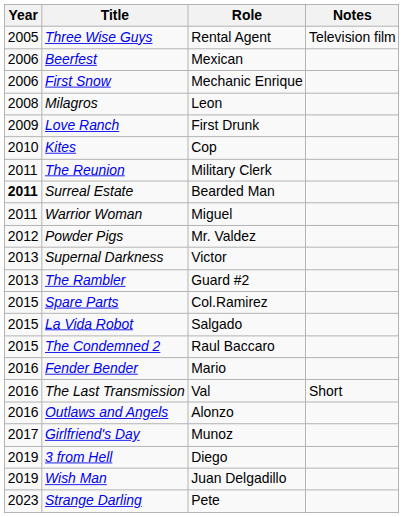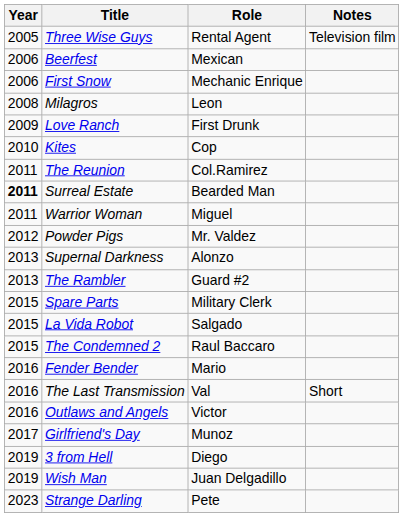(231, 170) Military Clerk -> (229, 170) Col.Ramirez
(209, 258) Victor -> (212, 258) Alonzo
(229, 302) Col.Ramirez -> (231, 302) Military Clerk
(212, 412) Alonzo -> (209, 412) Victor
